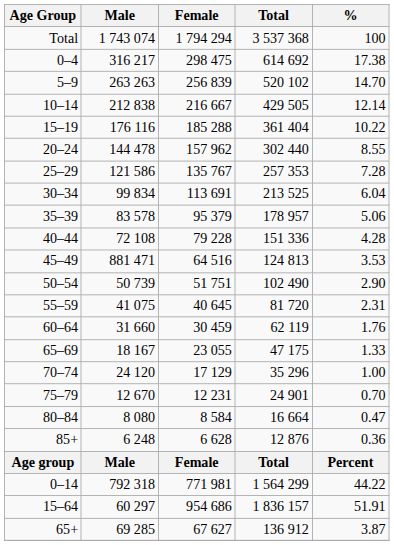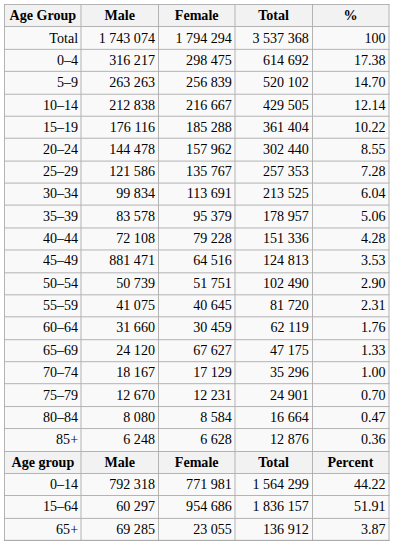(136, 350) 18 167 -> (136, 350) 24 120
(213, 350) 23 055 -> (213, 350) 67 627
(136, 372) 24 120 -> (136, 372) 18 167
(213, 529) 67 627 -> (213, 529) 23 055
